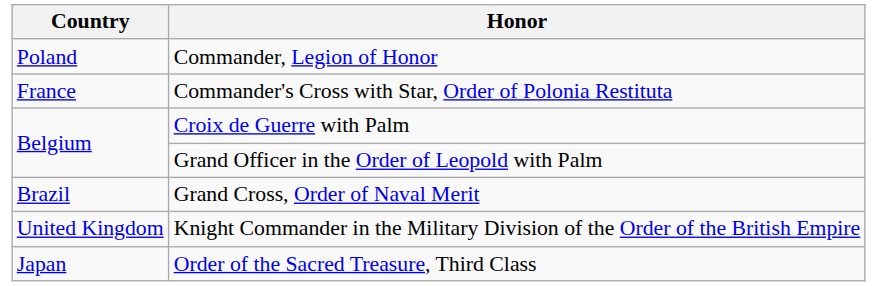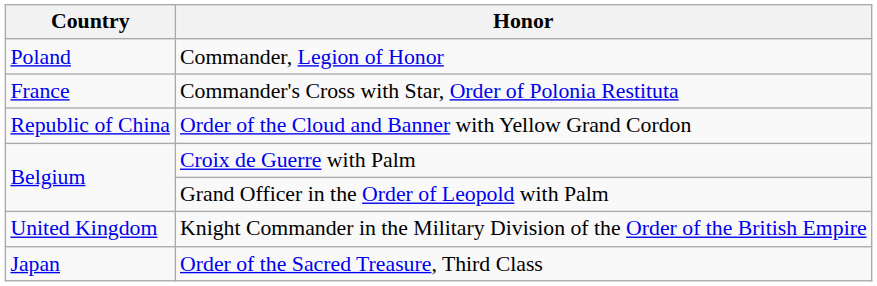+ row: (436, 125)
- row: (327, 194)
